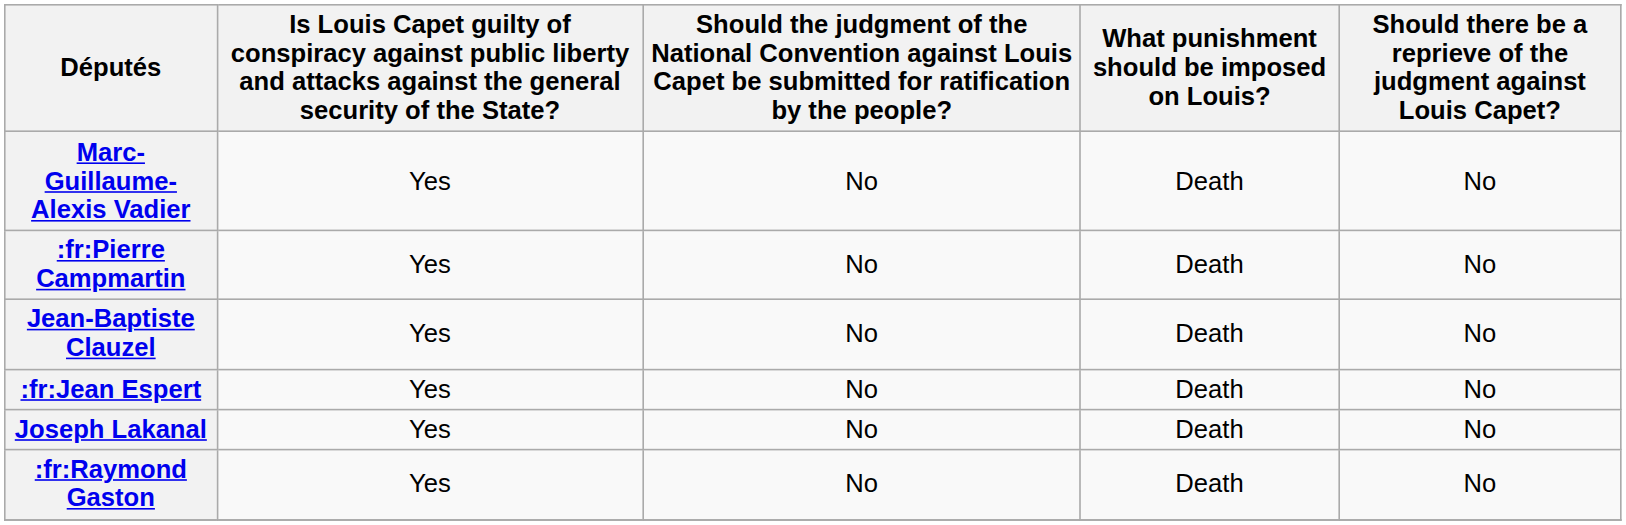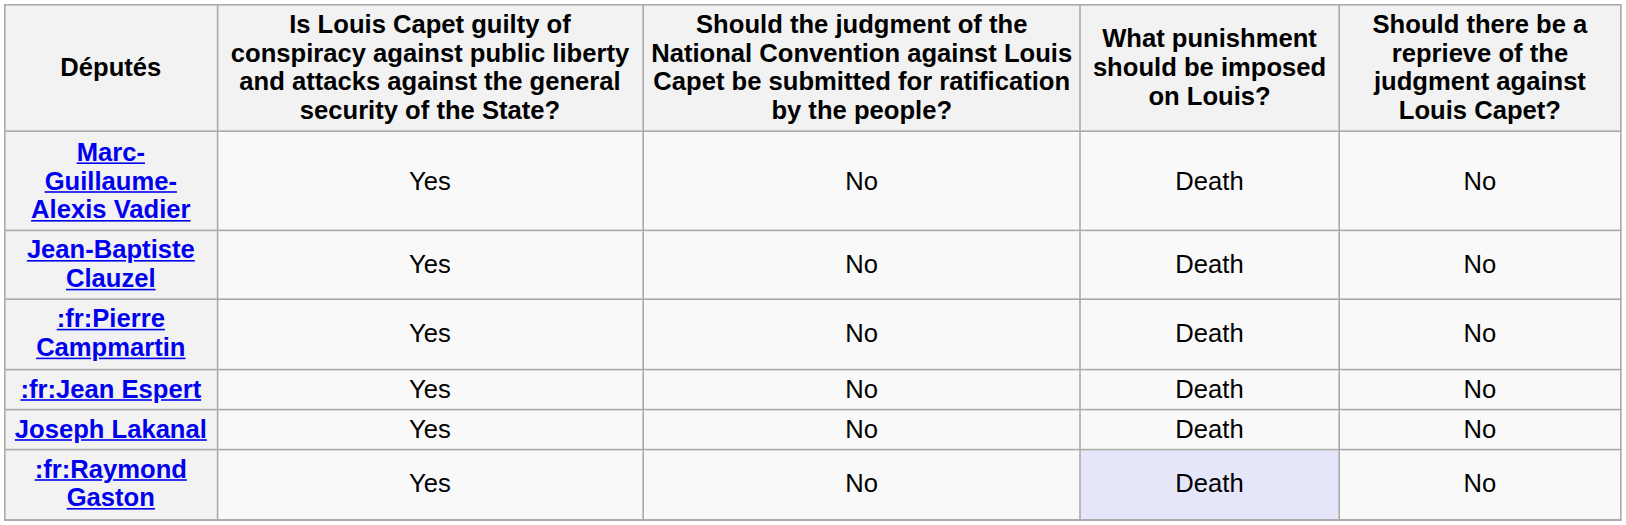rows swapped: (111, 333) <-> (111, 264)
(1210, 484) no background -> (1210, 484) lavender background
